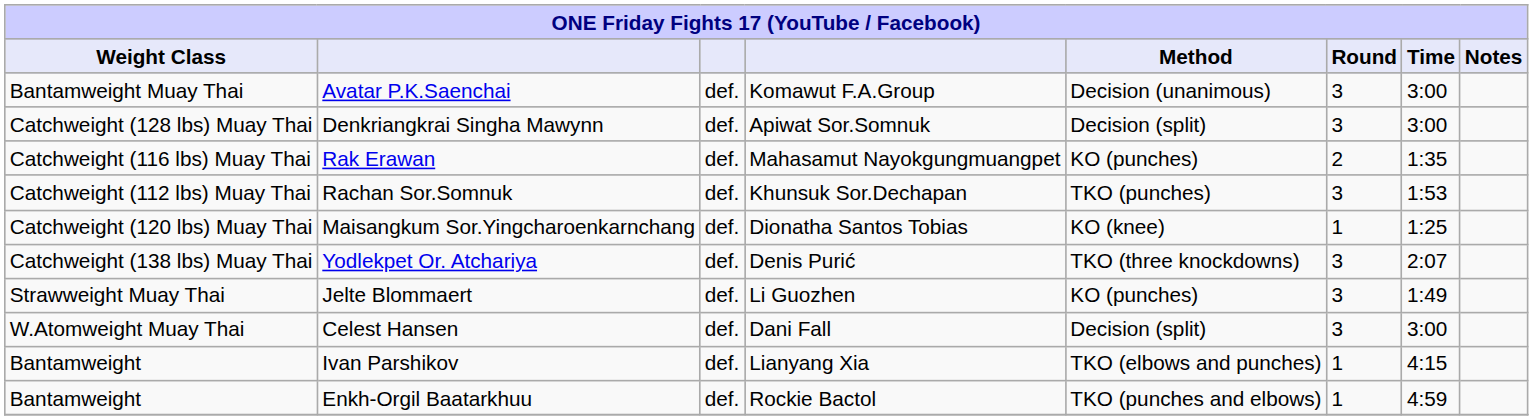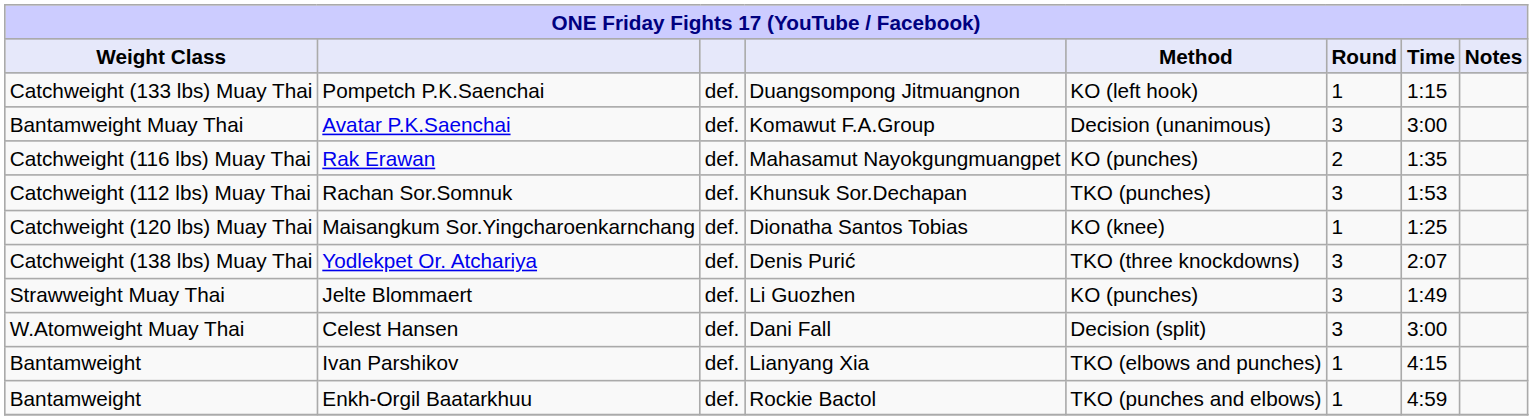+ row: (433, 90)
- row: (463, 124)
